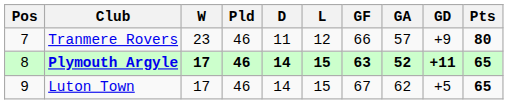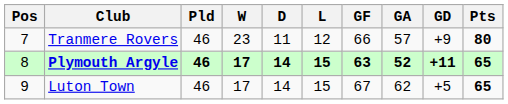columns swapped: (242, 16) <-> (202, 16)
